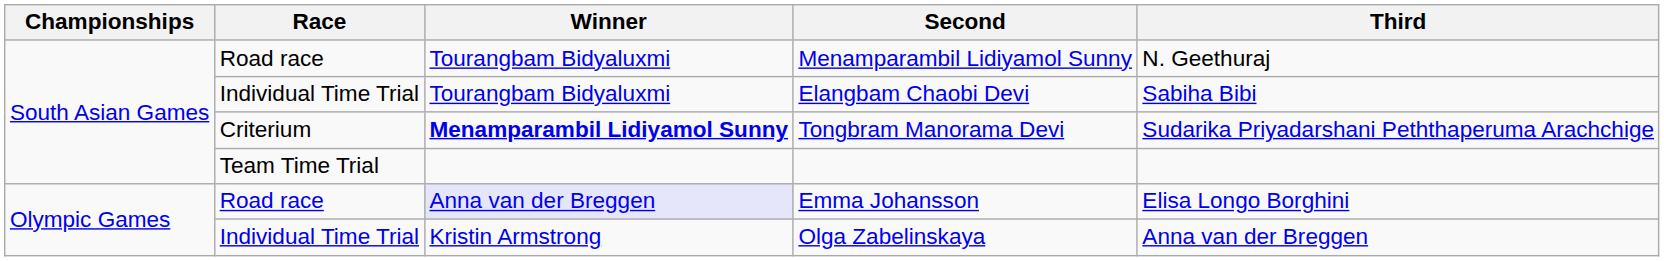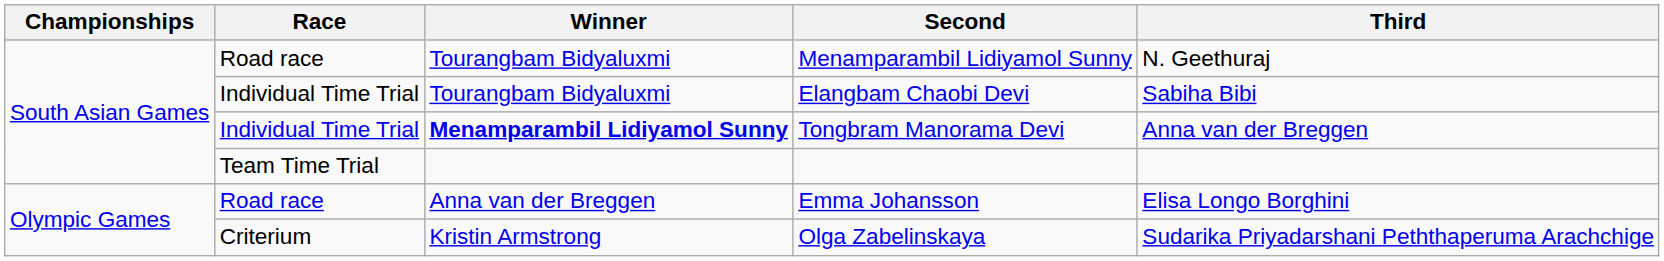(265, 129) Criterium -> (319, 129) Individual Time Trial
(1398, 129) Sudarika Priyadarshani Peththaperuma Arachchige -> (1255, 129) Anna van der Breggen
(542, 201) lavender background -> (542, 201) no background
(319, 237) Individual Time Trial -> (265, 237) Criterium
(1255, 237) Anna van der Breggen -> (1398, 237) Sudarika Priyadarshani Peththaperuma Arachchige
